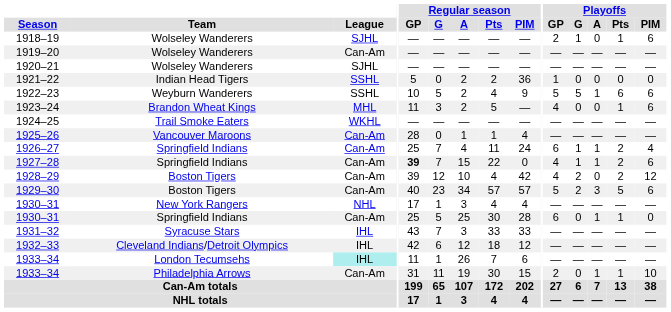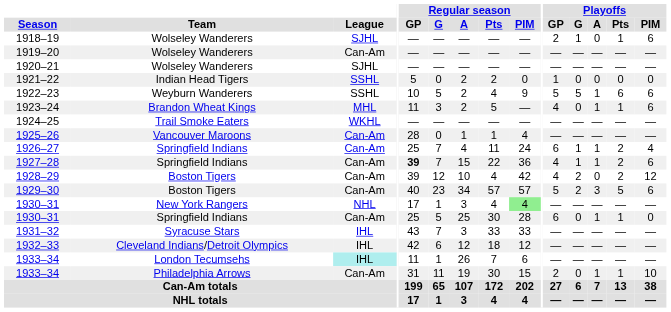(525, 80) 36 -> (525, 80) 0
(597, 107) 0 -> (597, 107) 1
(525, 162) 0 -> (525, 162) 36
(525, 204) no background -> (525, 204) lightgreen background
